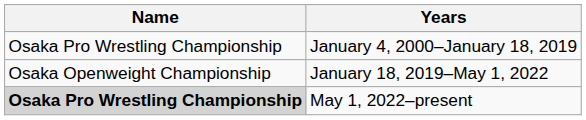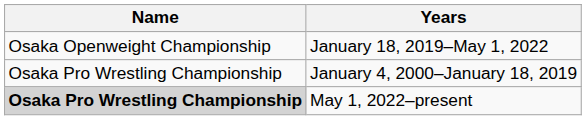rows swapped: (444, 45) <-> (429, 73)
